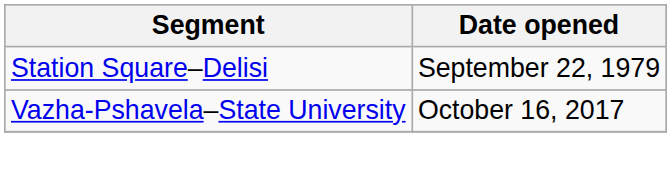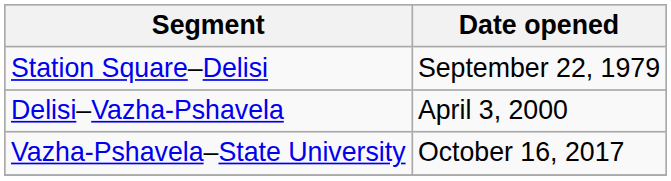+ row: (147, 110)
